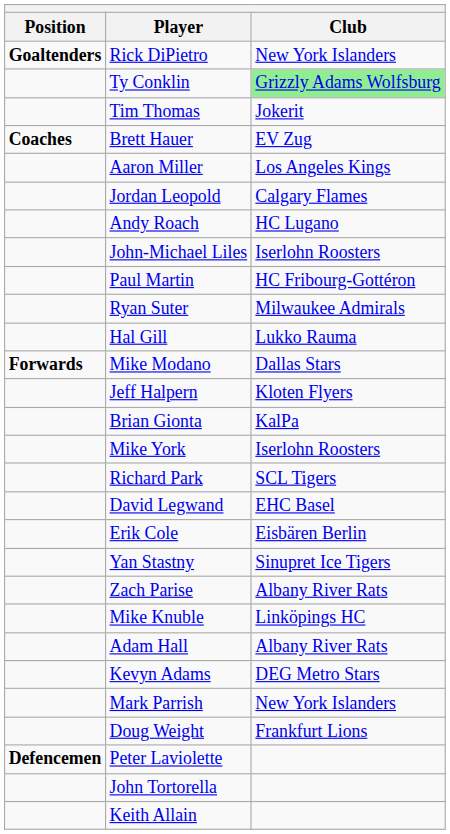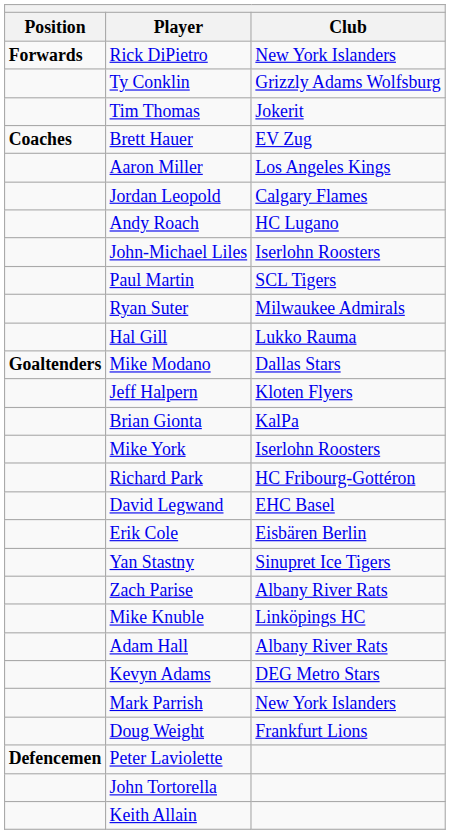(55, 54) Goaltenders -> (46, 54) Forwards
(348, 83) lightgreen background -> (348, 83) no background
(335, 280) HC Fribourg-Gottéron -> (296, 280) SCL Tigers
(46, 364) Forwards -> (55, 364) Goaltenders
(296, 477) SCL Tigers -> (335, 477) HC Fribourg-Gottéron
